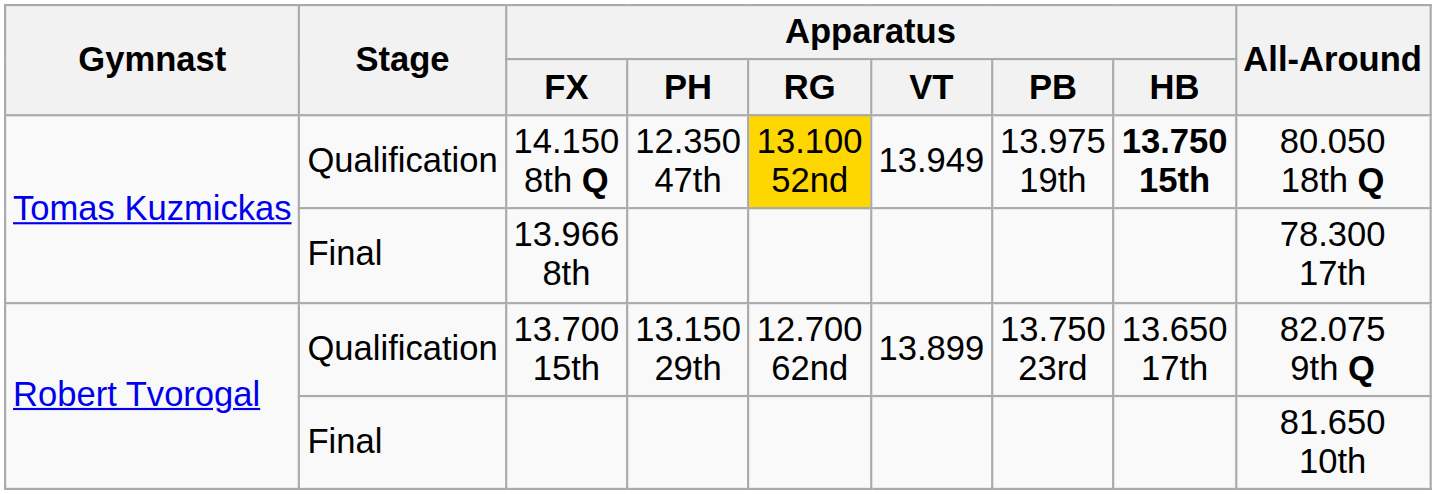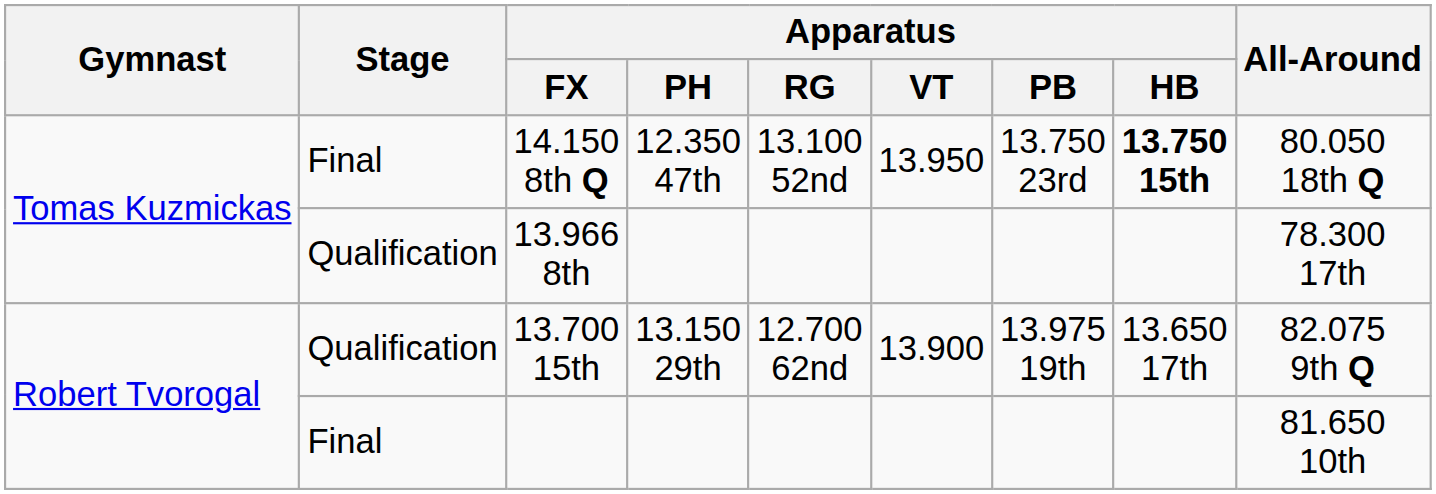(403, 160) Qualification -> (345, 160) Final
(810, 160) gold background -> (810, 160) no background
(931, 160) 13.949 -> (931, 160) 13.950
(1053, 160) 13.975 19th -> (1053, 160) 13.750 23rd
(345, 254) Final -> (403, 254) Qualification
(931, 348) 13.899 -> (931, 348) 13.900
(1053, 348) 13.750 23rd -> (1053, 348) 13.975 19th
